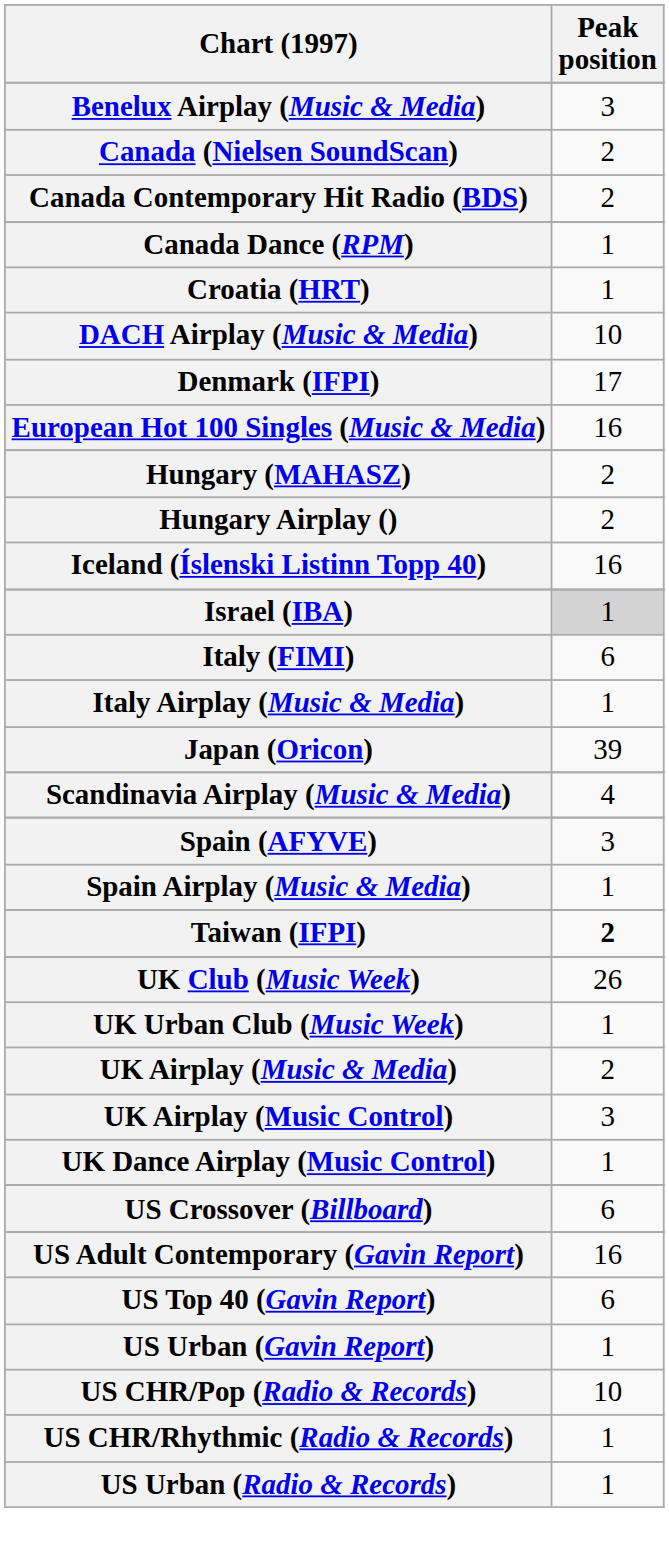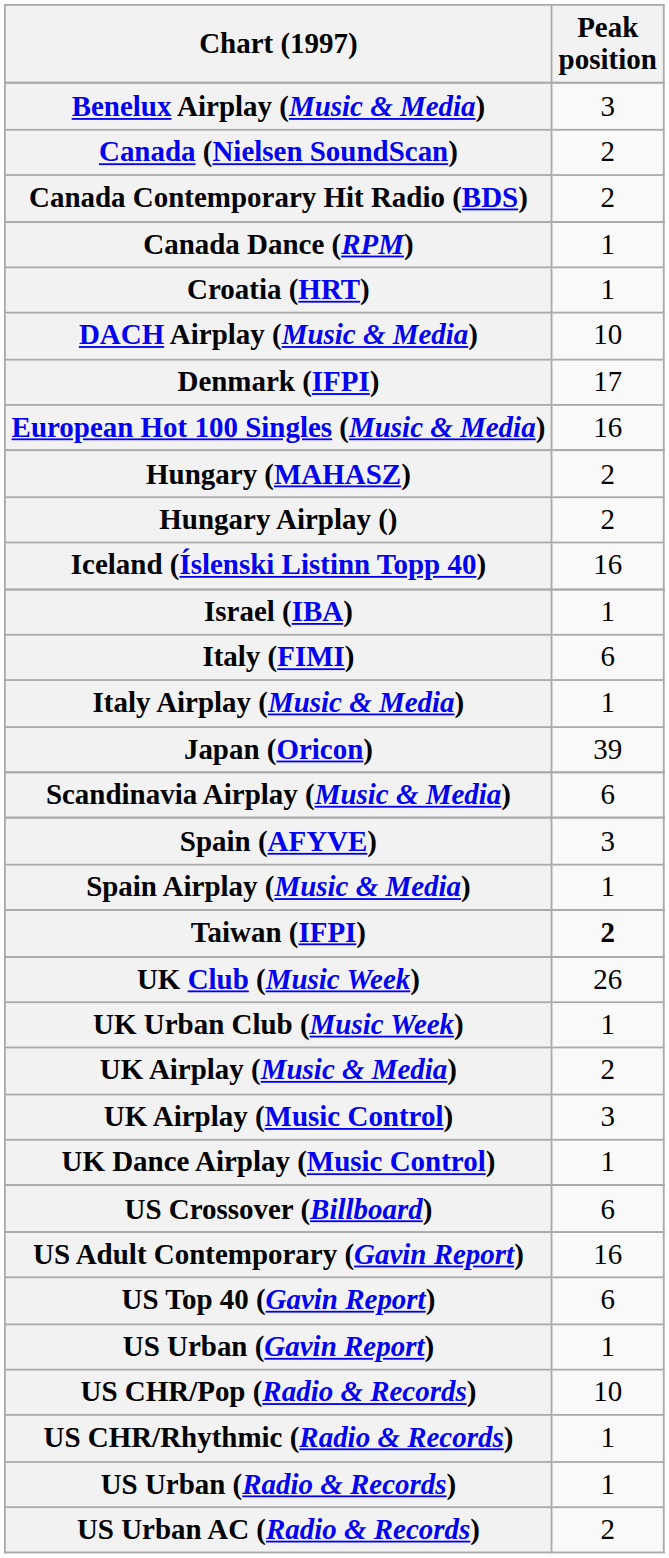(608, 611) lightgrey background -> (608, 611) no background
(608, 794) 4 -> (608, 794) 6
+ row: (278, 1529)
